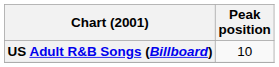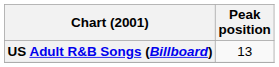(245, 51) 10 -> (245, 51) 13
